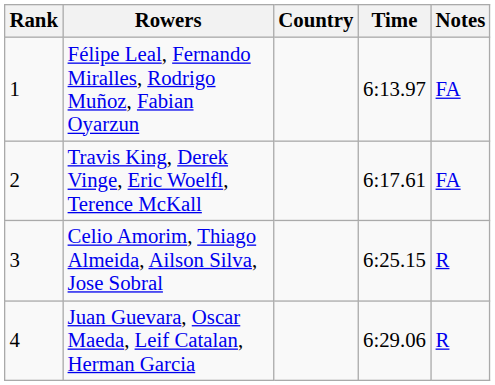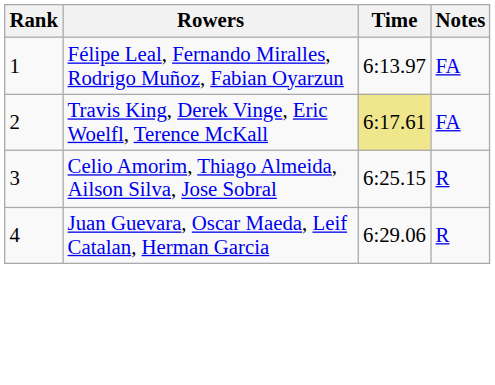- column: (316, 20)
(394, 180) no background -> (394, 122) khaki background
